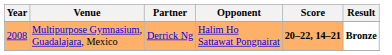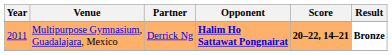(17, 36) 2008 -> (17, 36) 2011
(239, 36) normal -> (243, 36) bold
